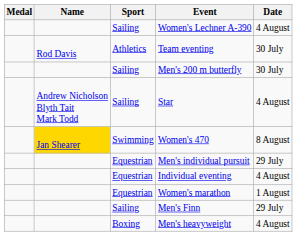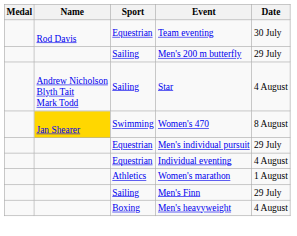- row: (205, 27)
(129, 49) Athletics -> (132, 33) Equestrian
(270, 70) 30 July -> (268, 54) 29 July
(132, 192) Equestrian -> (129, 177) Athletics
